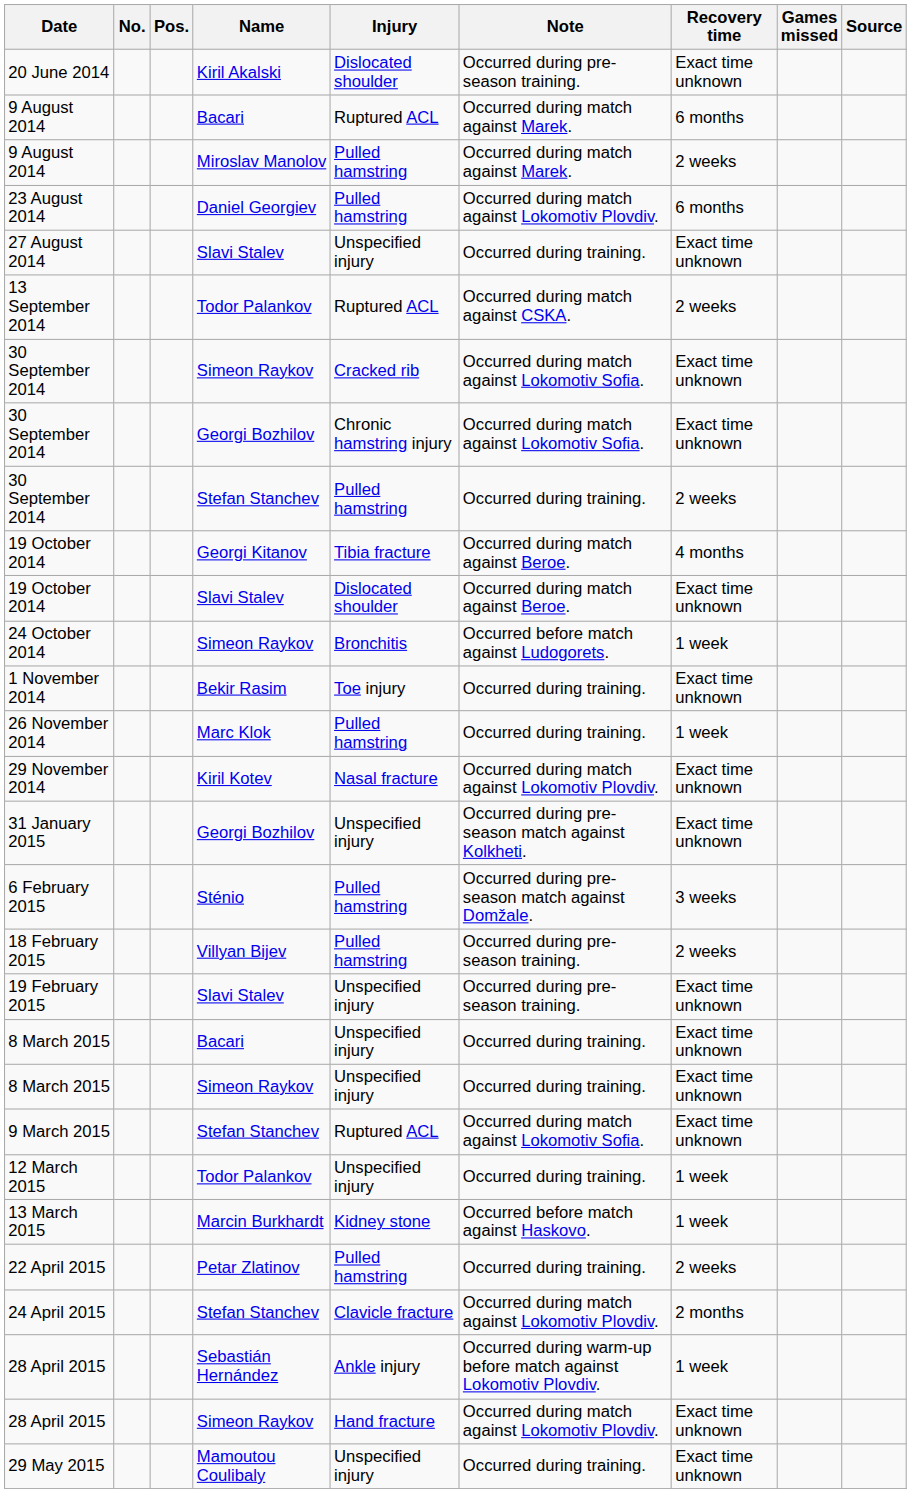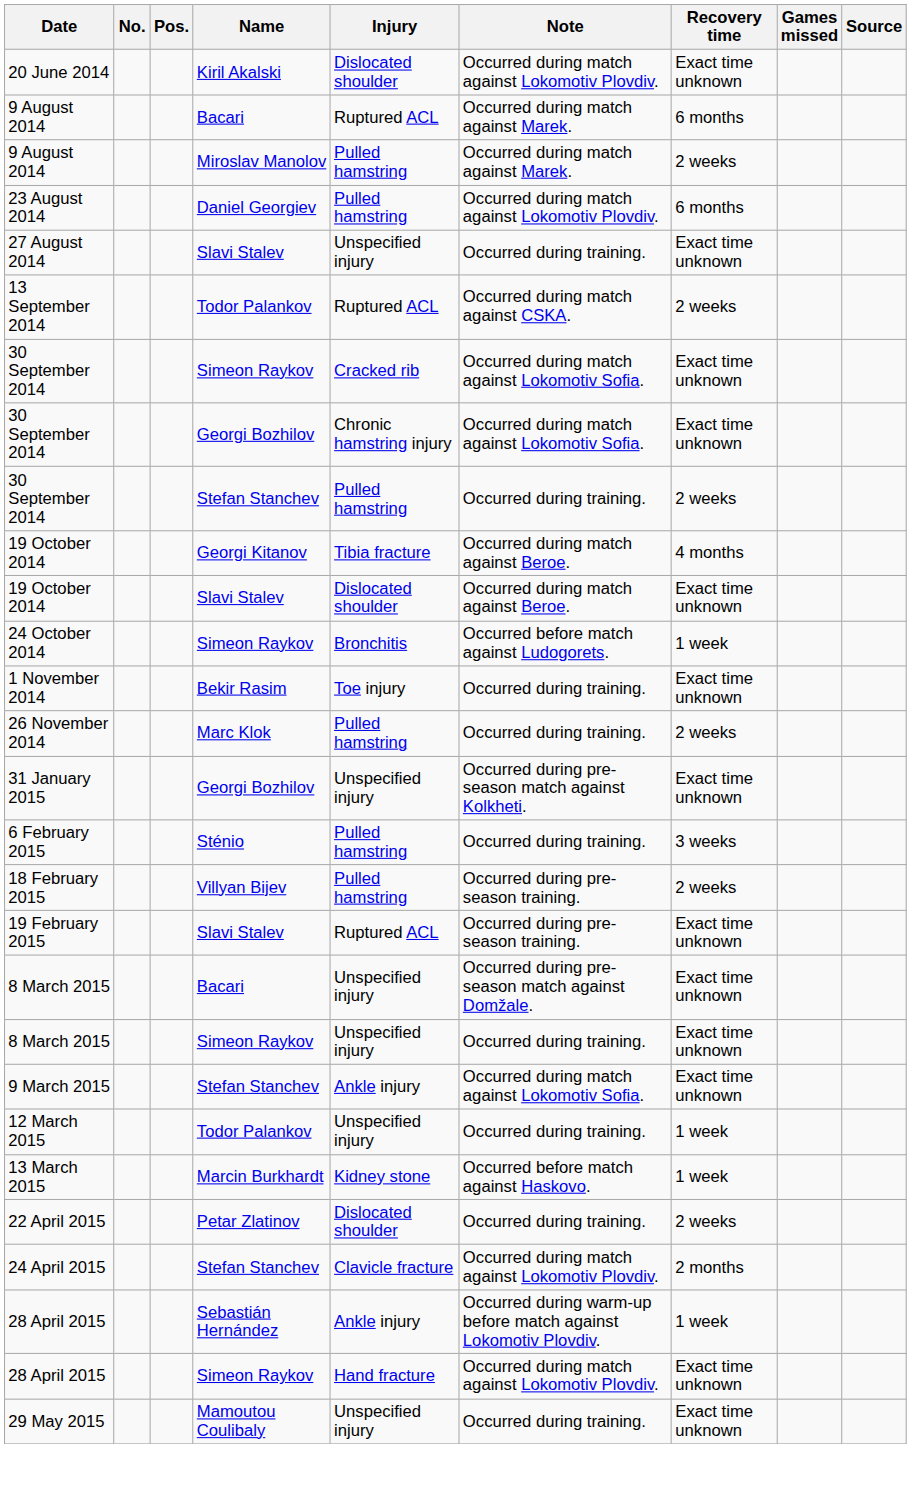(540, 72) Occurred during pre-season training. -> (561, 72) Occurred during match against Lokomotiv Plovdiv.
(702, 733) 1 week -> (706, 733) 2 weeks
- row: (58, 778)
(544, 896) Occurred during pre-season match against Domžale. -> (554, 842) Occurred during training.
(378, 996) Unspecified injury -> (386, 932) Ruptured ACL
(554, 1041) Occurred during training. -> (544, 987) Occurred during pre-season match against Domžale.
(386, 1131) Ruptured ACL -> (377, 1086) Ankle injury
(371, 1267) Pulled hamstring -> (373, 1222) Dislocated shoulder
